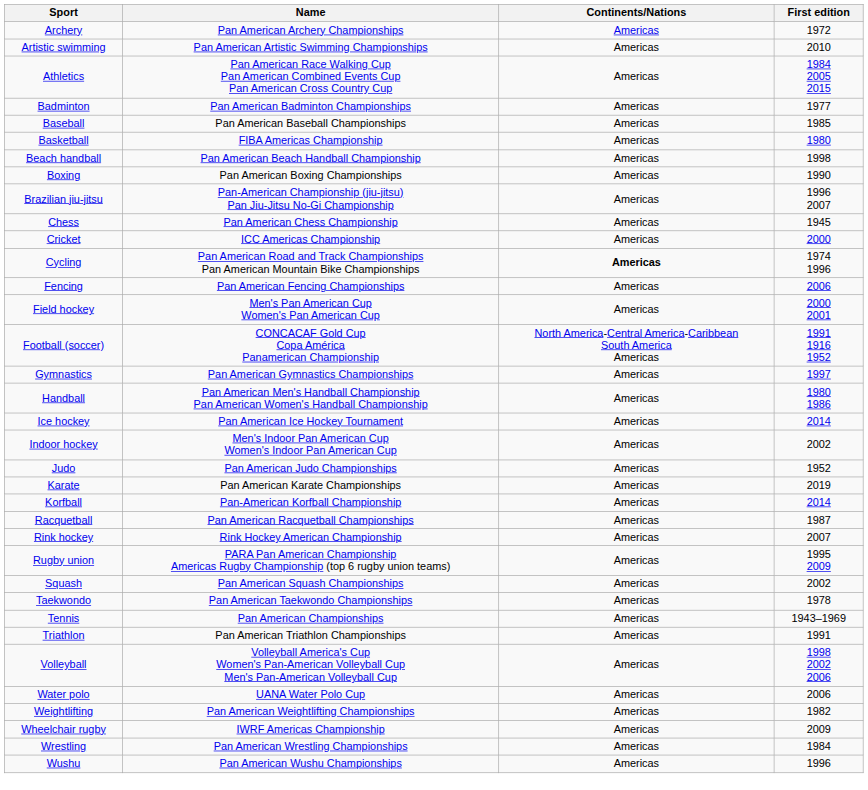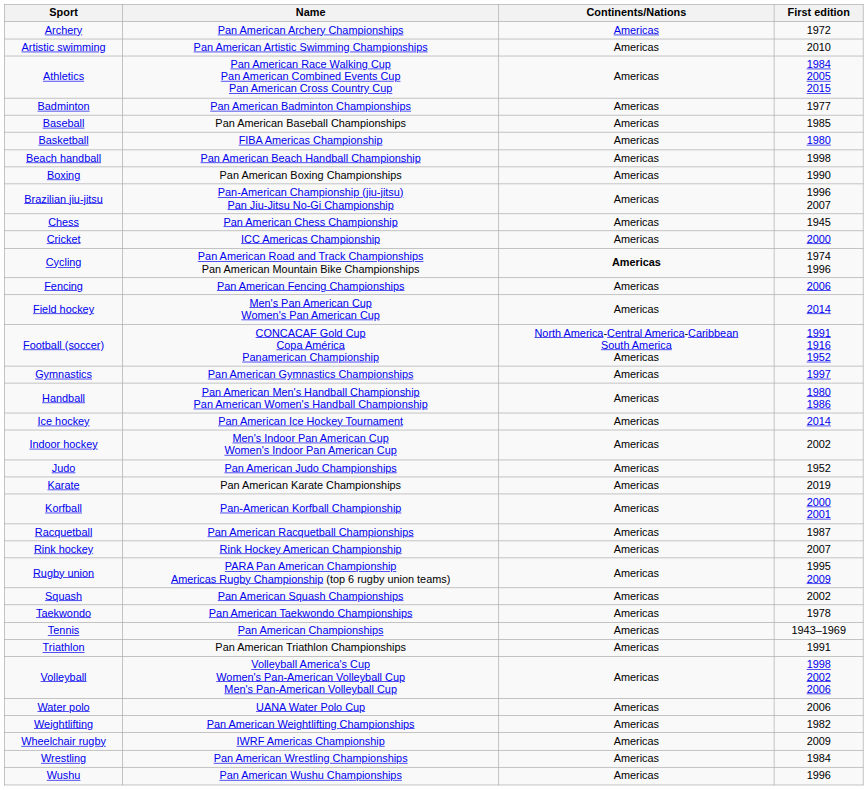(819, 309) 2000 2001 -> (819, 309) 2014
(819, 502) 2014 -> (819, 509) 2000 2001
